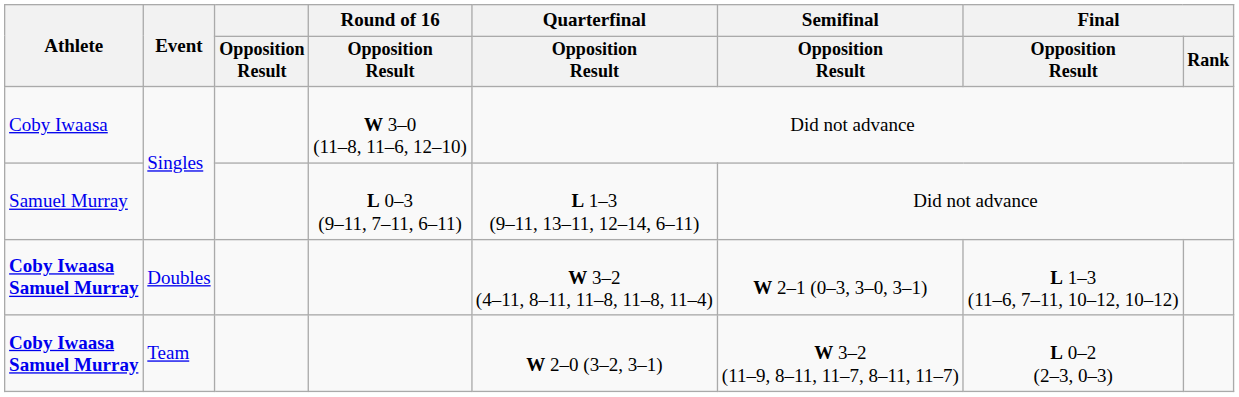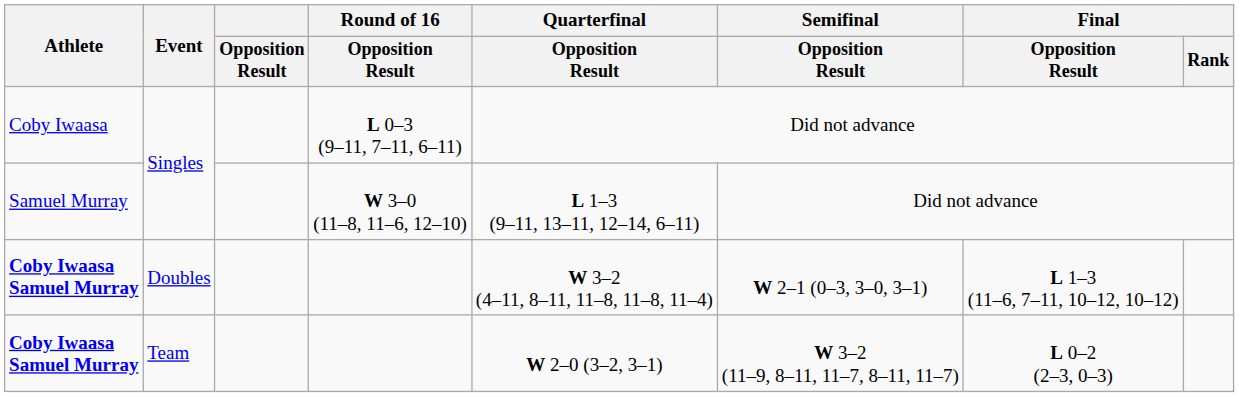(390, 136) W 3–0 (11–8, 11–6, 12–10) -> (390, 136) L 0–3 (9–11, 7–11, 6–11)
(390, 212) L 0–3 (9–11, 7–11, 6–11) -> (390, 212) W 3–0 (11–8, 11–6, 12–10)
